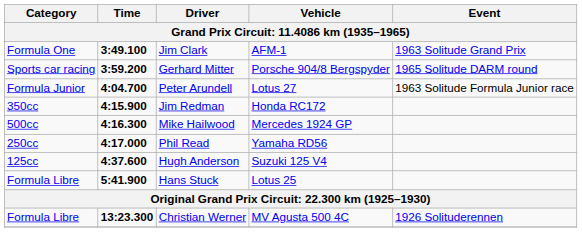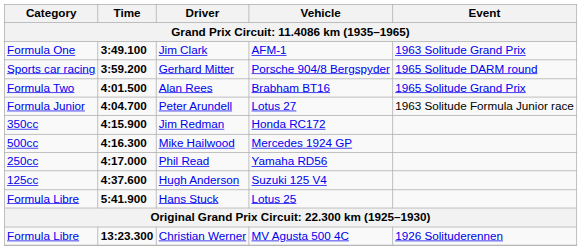+ row: (186, 87)
